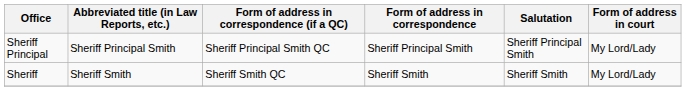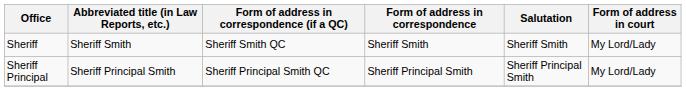rows swapped: (27, 48) <-> (22, 74)
